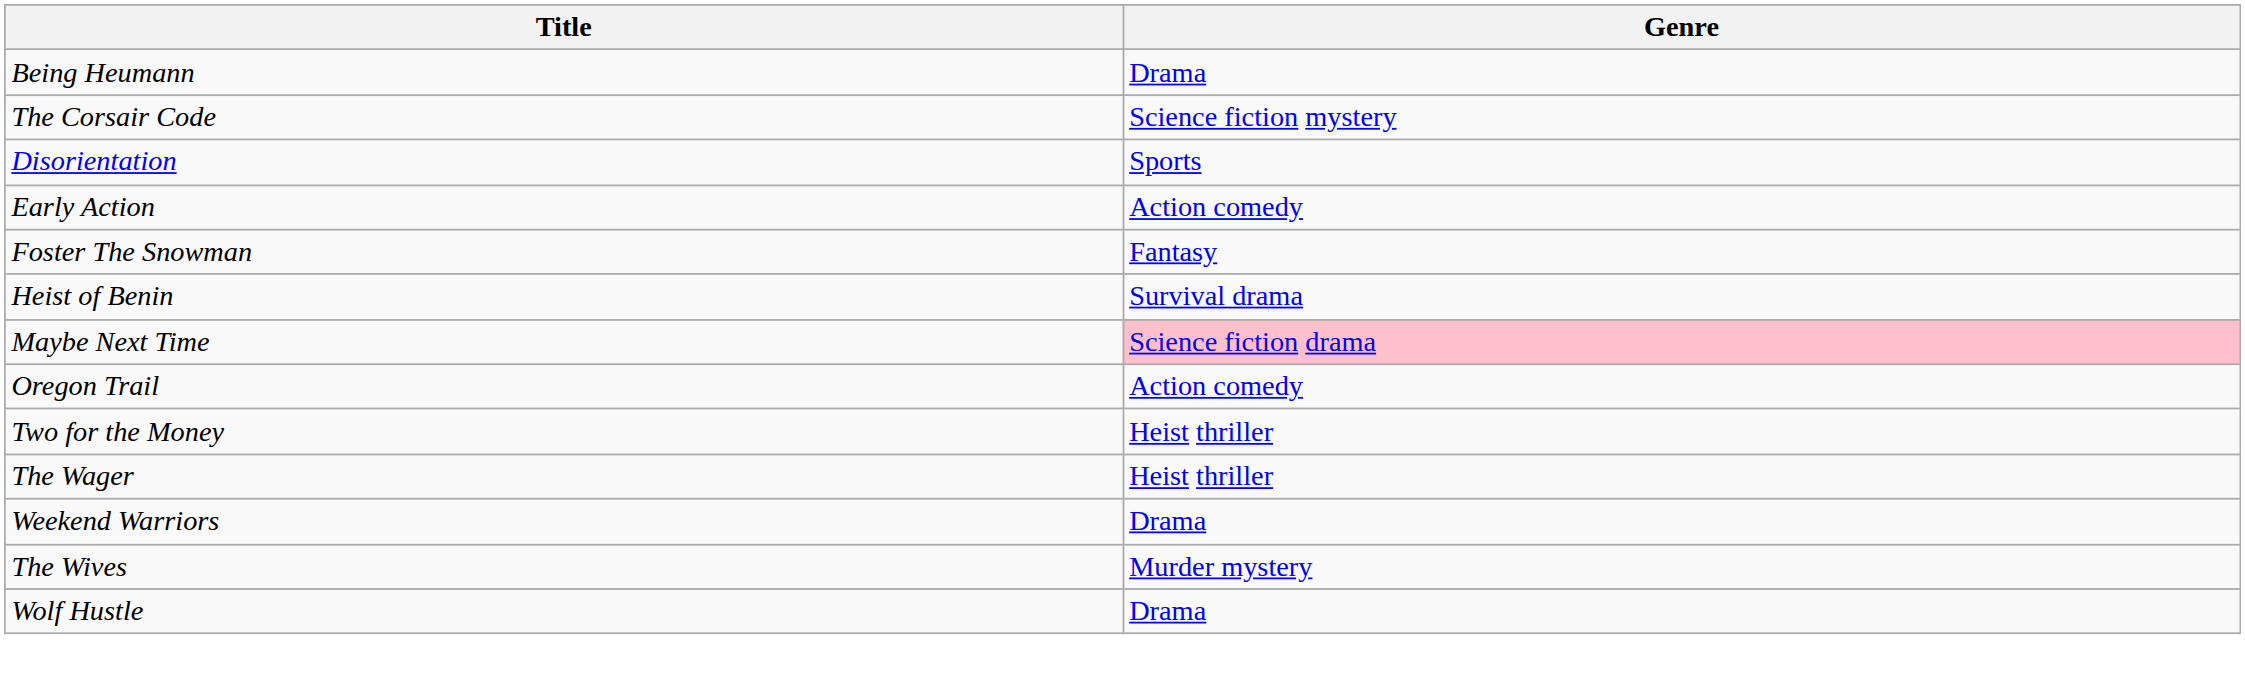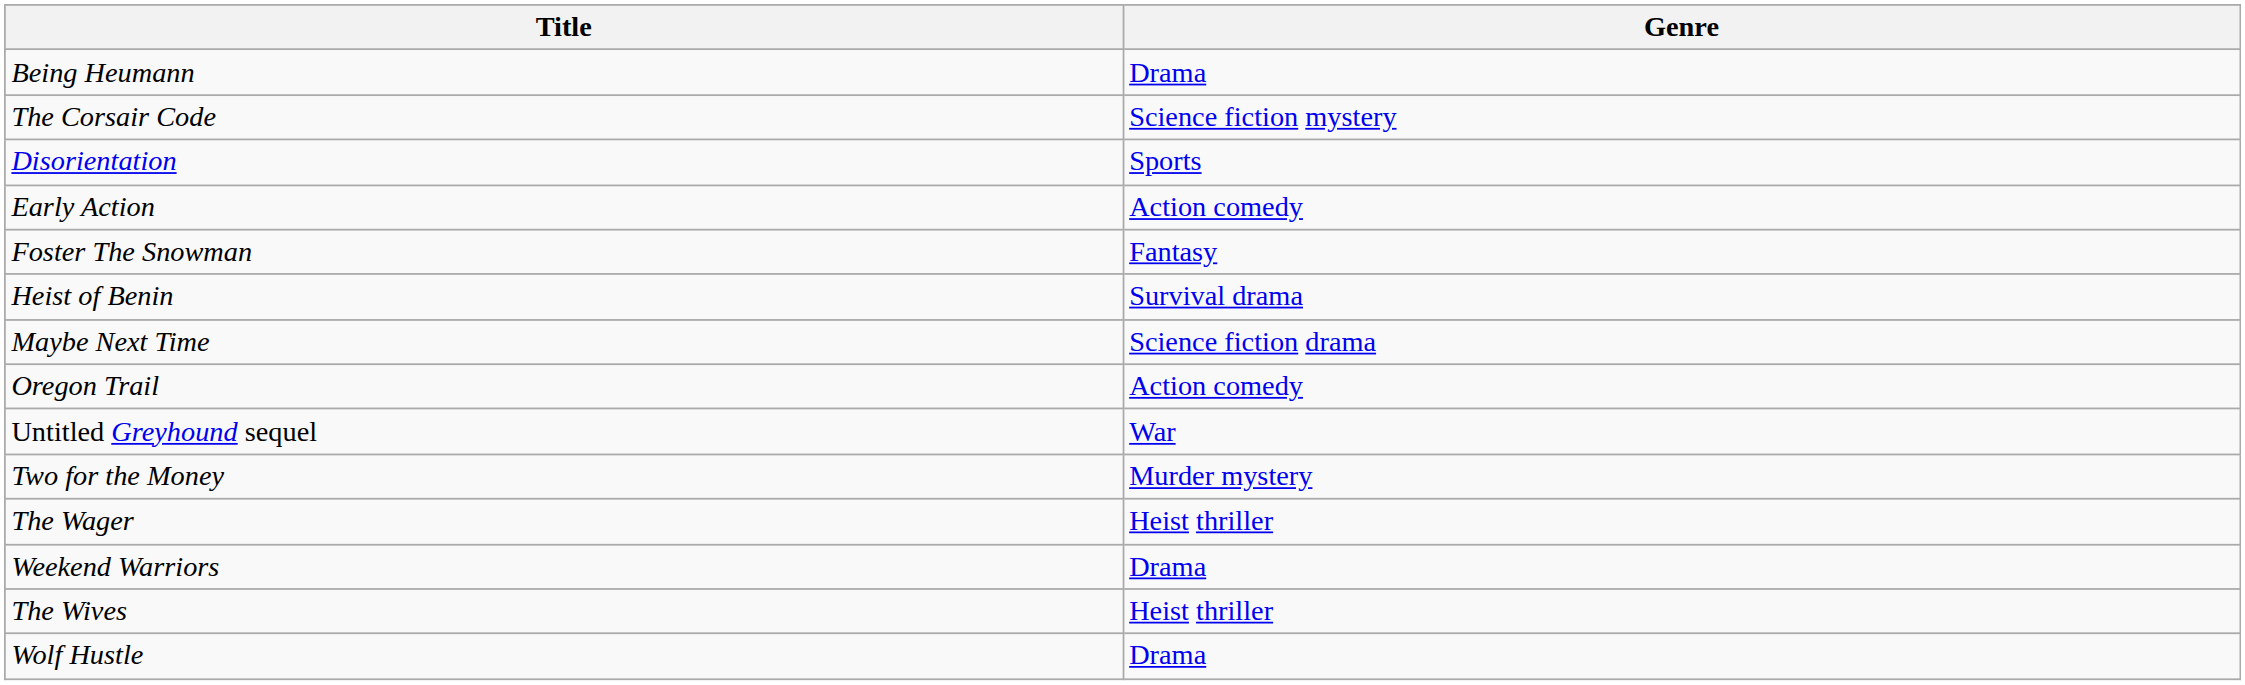(1253, 341) pink background -> (1253, 341) no background
+ row: (164, 431)
(1201, 431) Heist thriller -> (1221, 476) Murder mystery
(1221, 565) Murder mystery -> (1201, 610) Heist thriller
